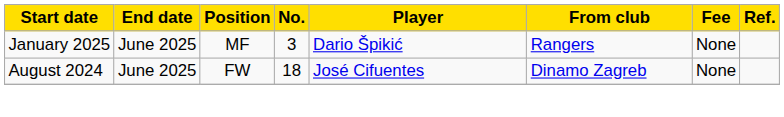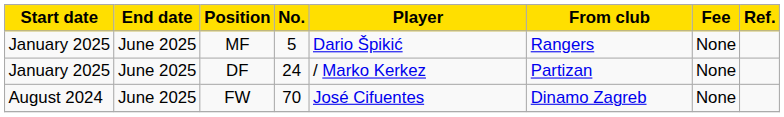(292, 44) 3 -> (292, 44) 5
+ row: (237, 71)
(292, 71) 18 -> (292, 97) 70
